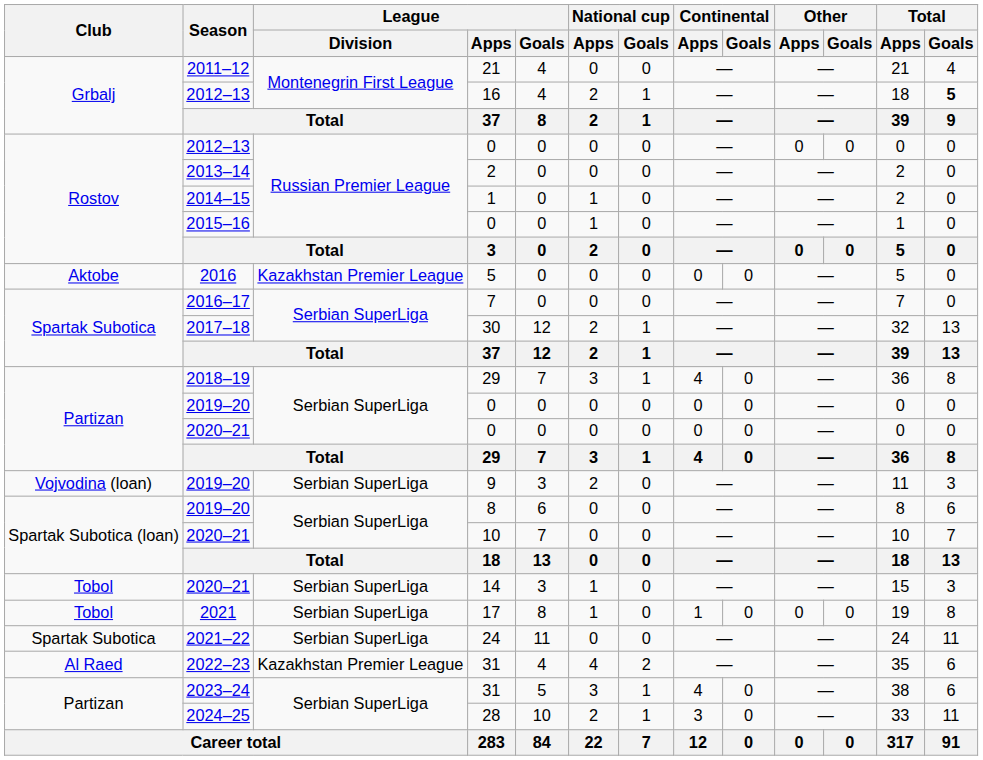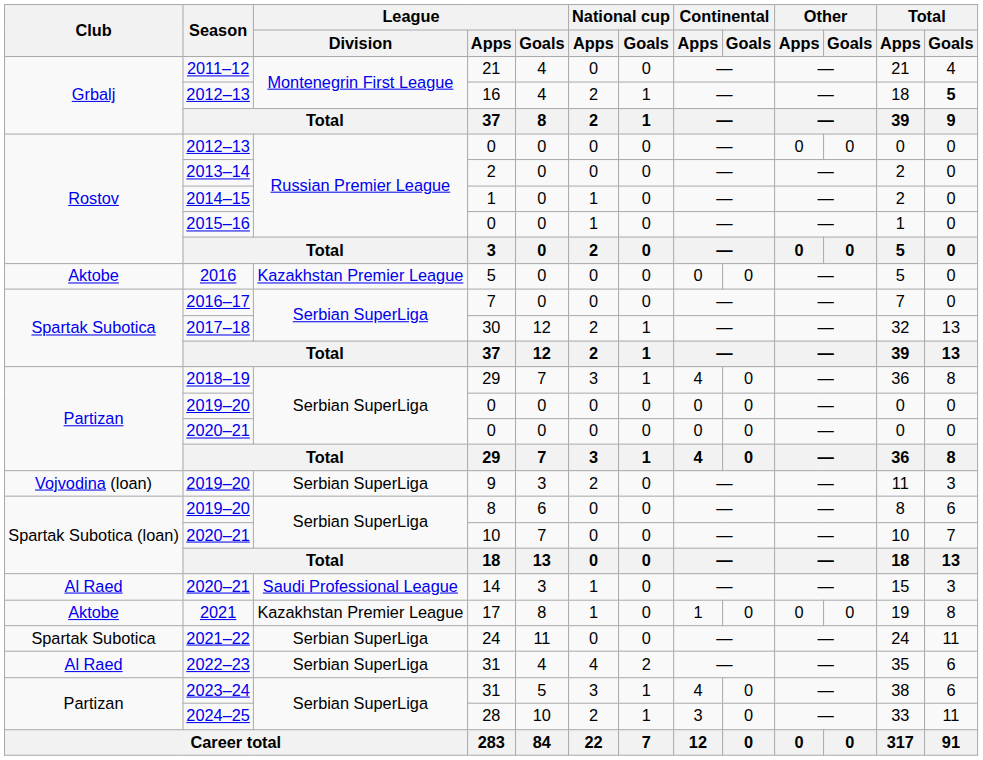(94, 586) Tobol -> (94, 586) Al Raed
(360, 586) Serbian SuperLiga -> (360, 586) Saudi Professional League
(94, 612) Tobol -> (94, 612) Aktobe
(360, 612) Serbian SuperLiga -> (360, 612) Kazakhstan Premier League
(360, 664) Kazakhstan Premier League -> (360, 664) Serbian SuperLiga
